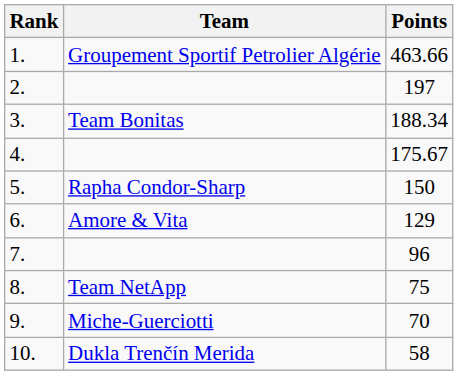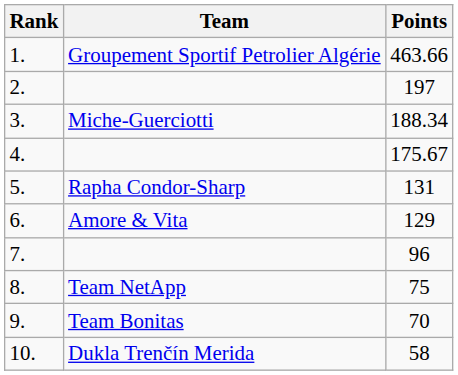(126, 120) Team Bonitas -> (141, 120) Miche-Guerciotti
(419, 187) 150 -> (419, 187) 131
(141, 320) Miche-Guerciotti -> (126, 320) Team Bonitas
